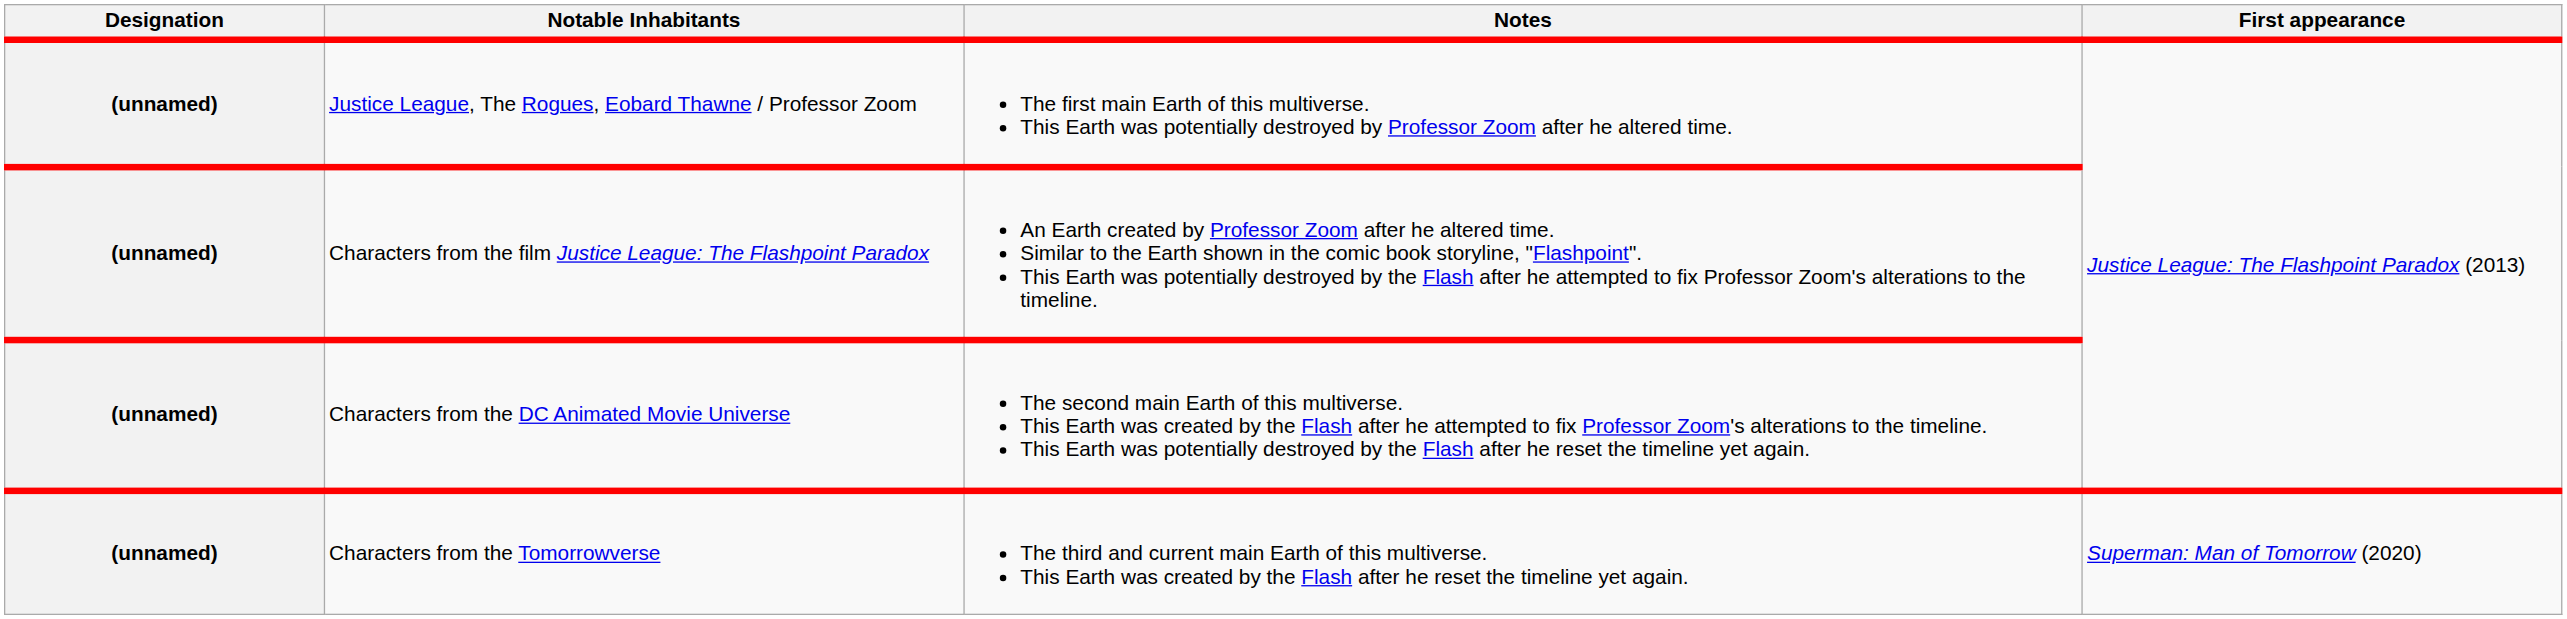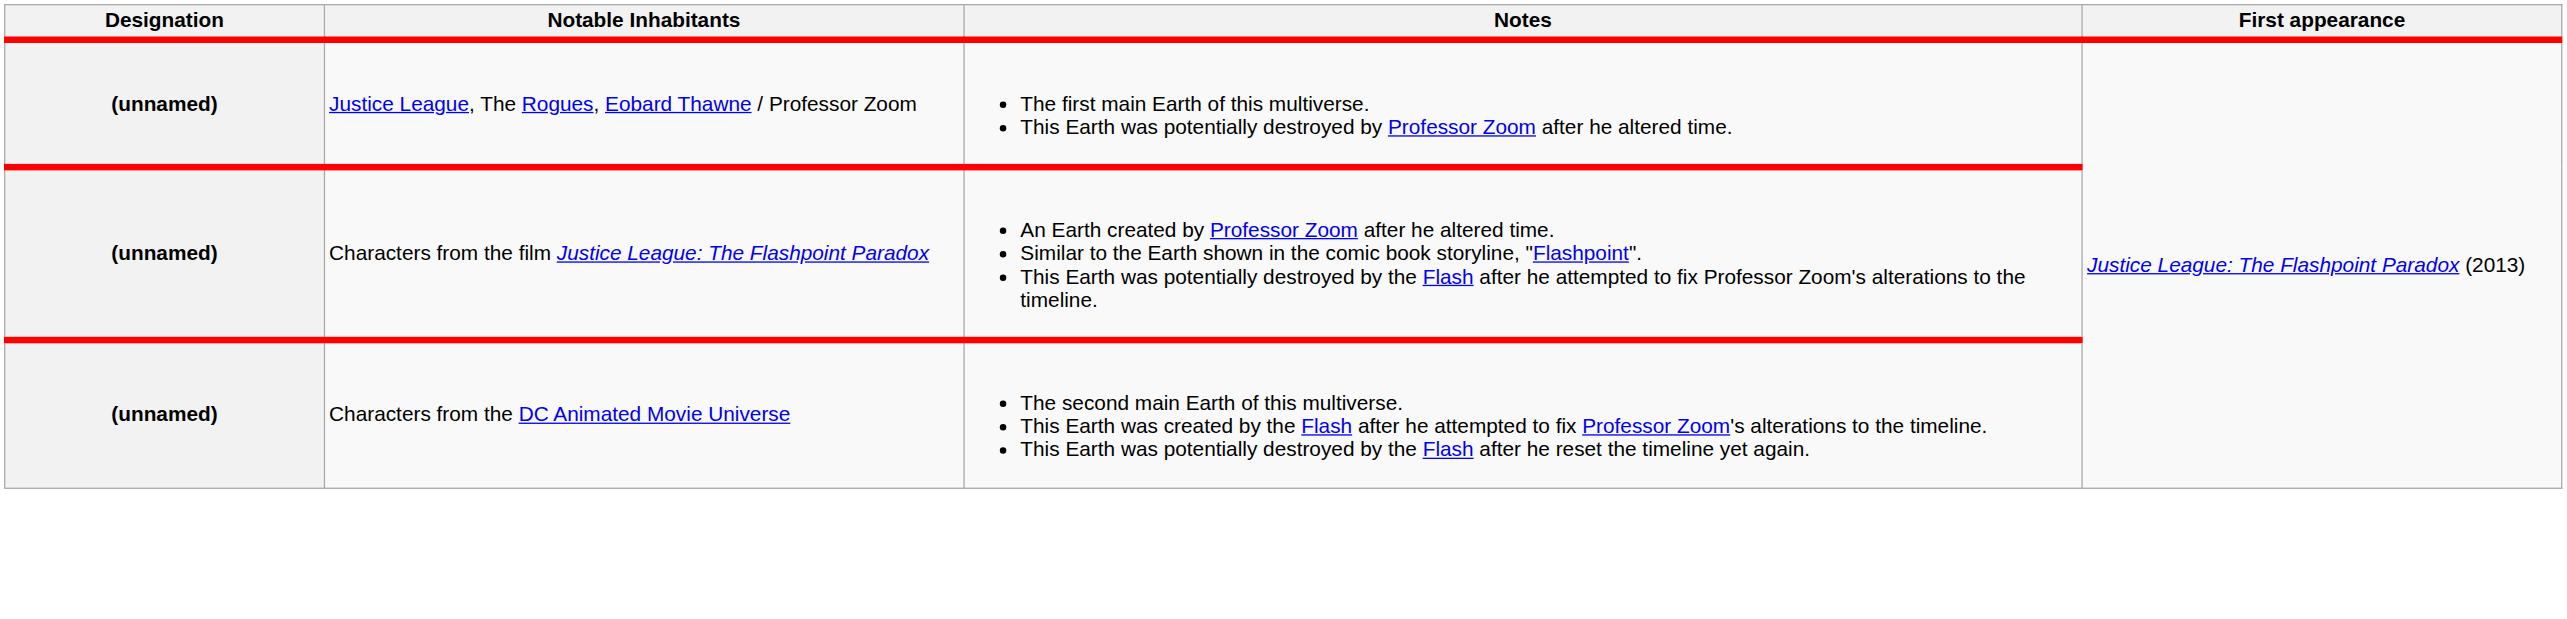- row: (495, 553)
